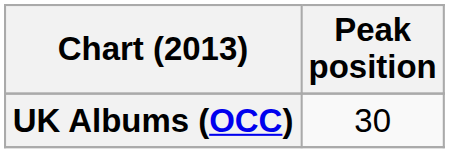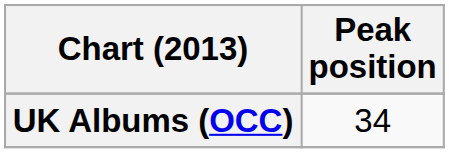(373, 119) 30 -> (373, 119) 34
